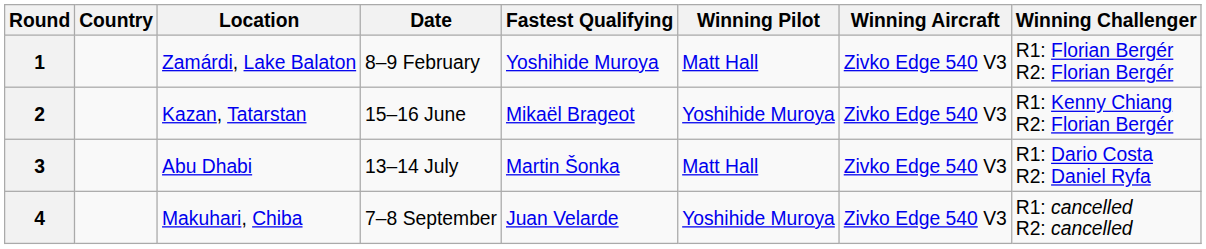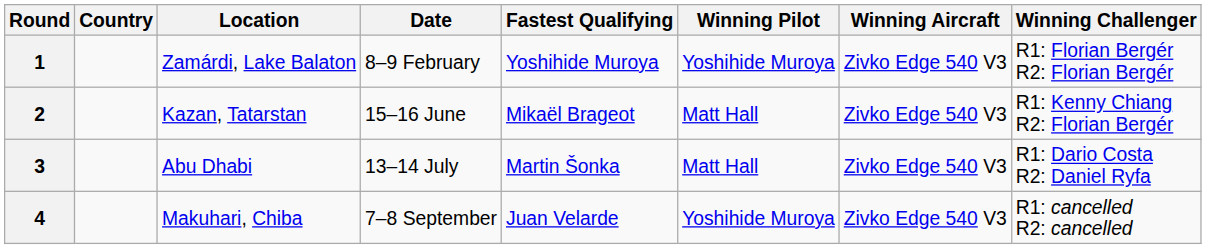(720, 61) Matt Hall -> (758, 61) Yoshihide Muroya
(758, 114) Yoshihide Muroya -> (720, 114) Matt Hall
